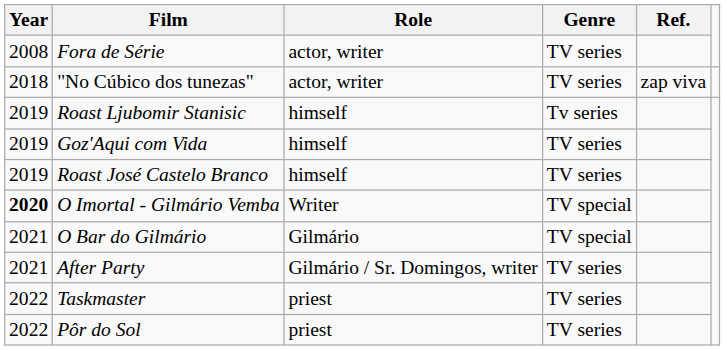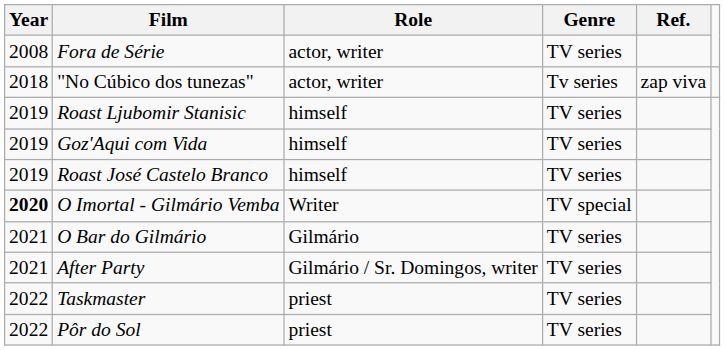(584, 81) TV series -> (582, 81) Tv series
(582, 112) Tv series -> (584, 112) TV series
(589, 236) TV special -> (584, 236) TV series
